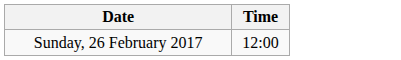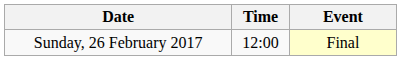+ column: (343, 17)
